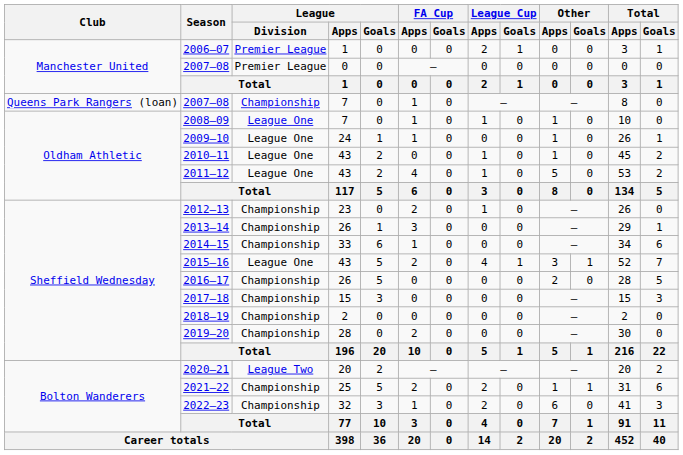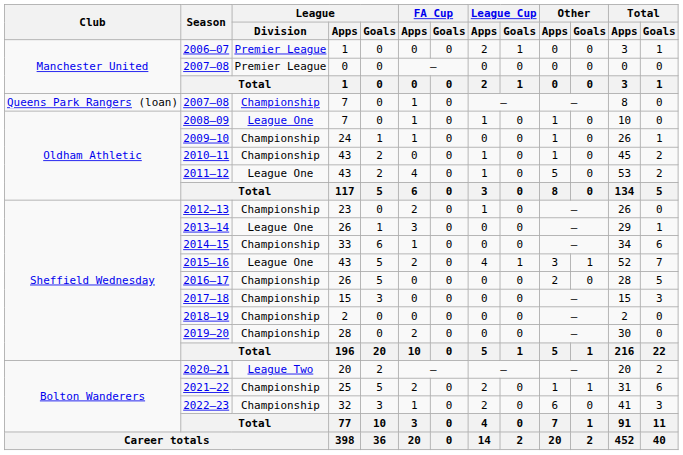(280, 138) League One -> (280, 138) Championship
(280, 156) League One -> (280, 156) Championship
(280, 227) Championship -> (280, 227) League One
